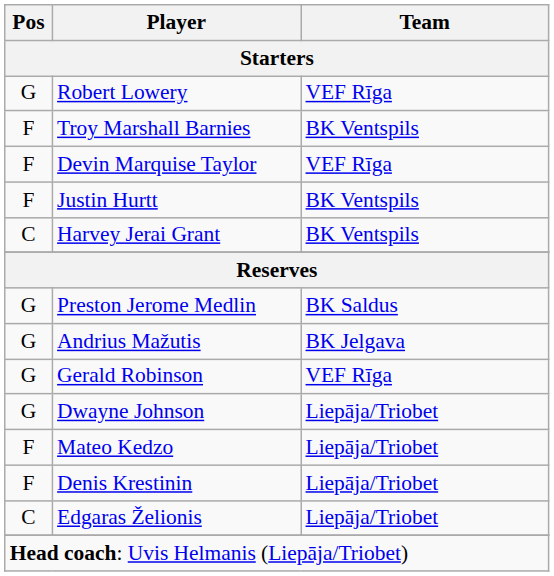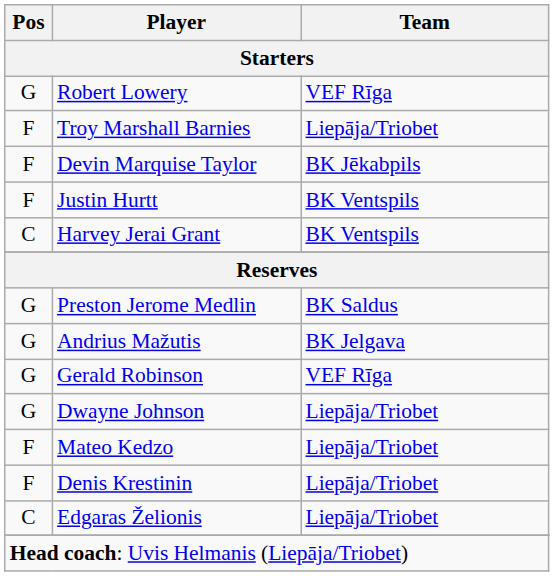(362, 128) BK Ventspils -> (372, 128) Liepāja/Triobet
(349, 164) VEF Rīga -> (363, 164) BK Jēkabpils
